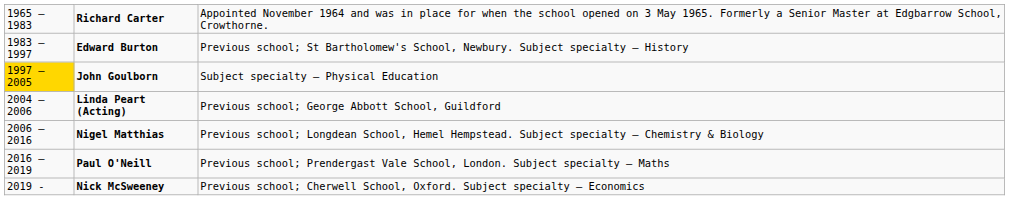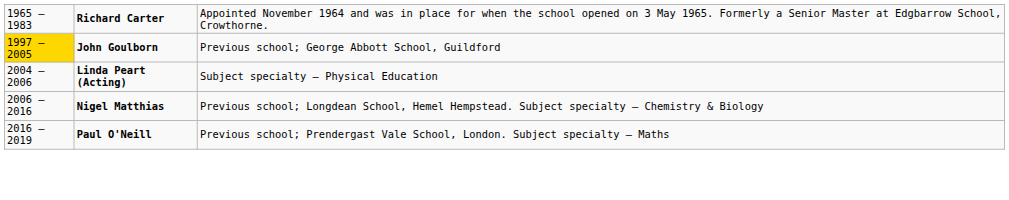- row: (117, 48)
(319, 77) Subject specialty – Physical Education -> (350, 48) Previous school; George Abbott School, Guildford
(351, 106) Previous school; George Abbott School, Guildford -> (319, 77) Subject specialty – Physical Education
- row: (120, 187)
